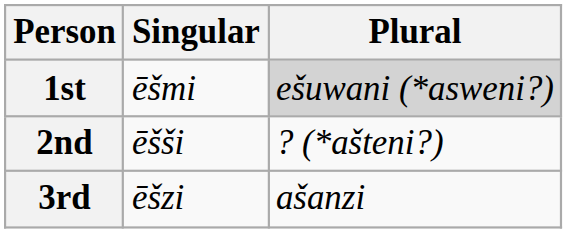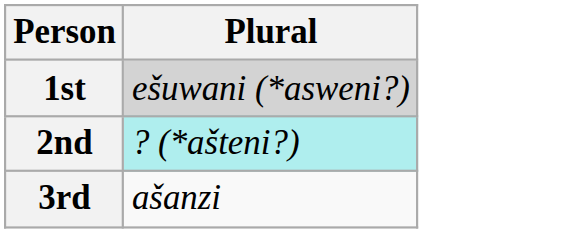- column: (196, 32)
(360, 142) no background -> (216, 142) paleturquoise background
